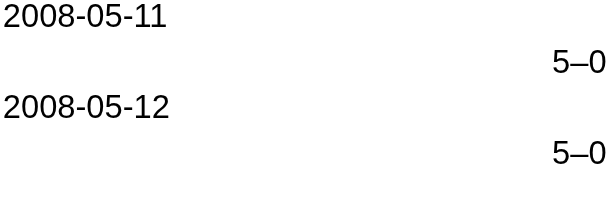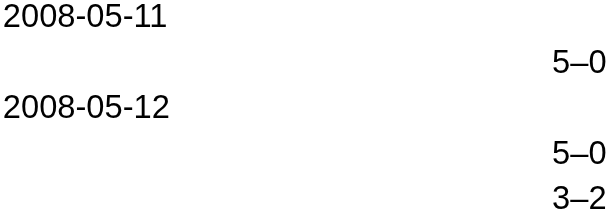+ row: (230, 198)
